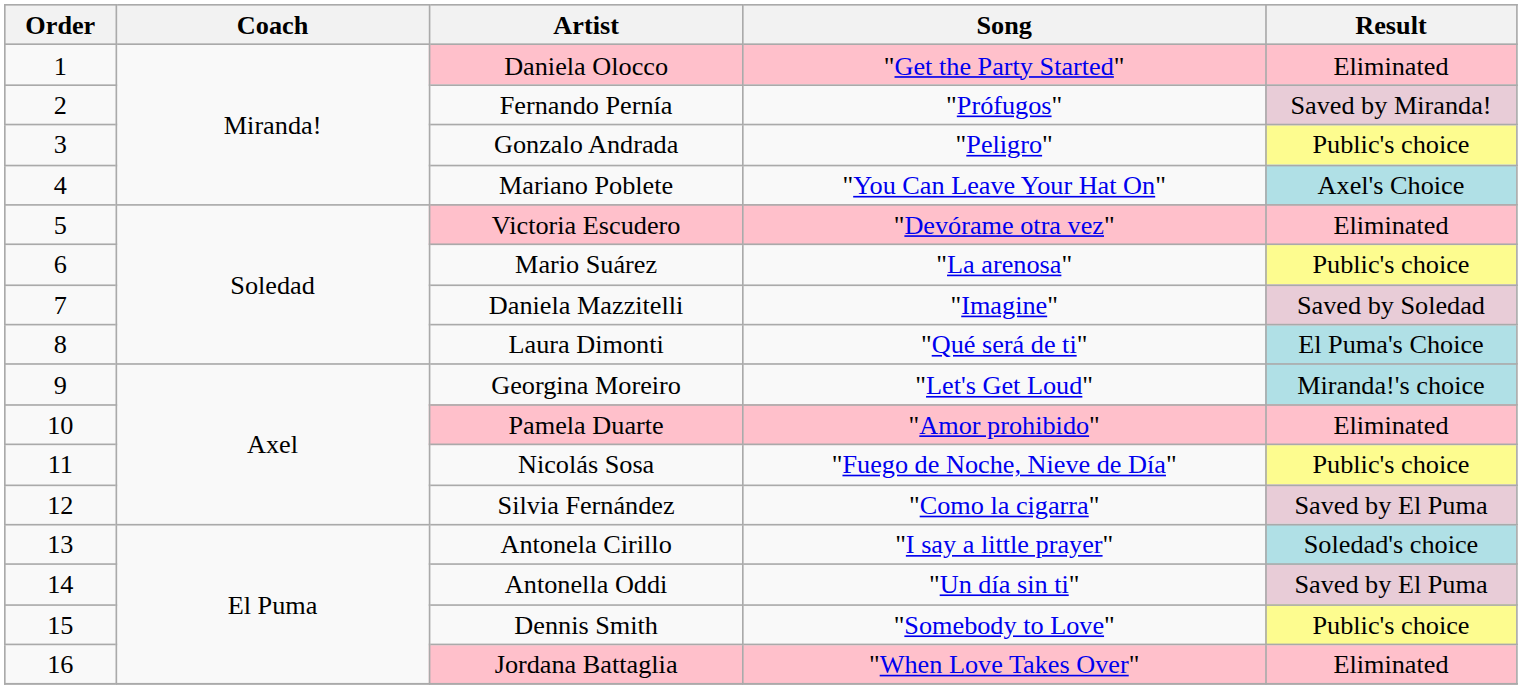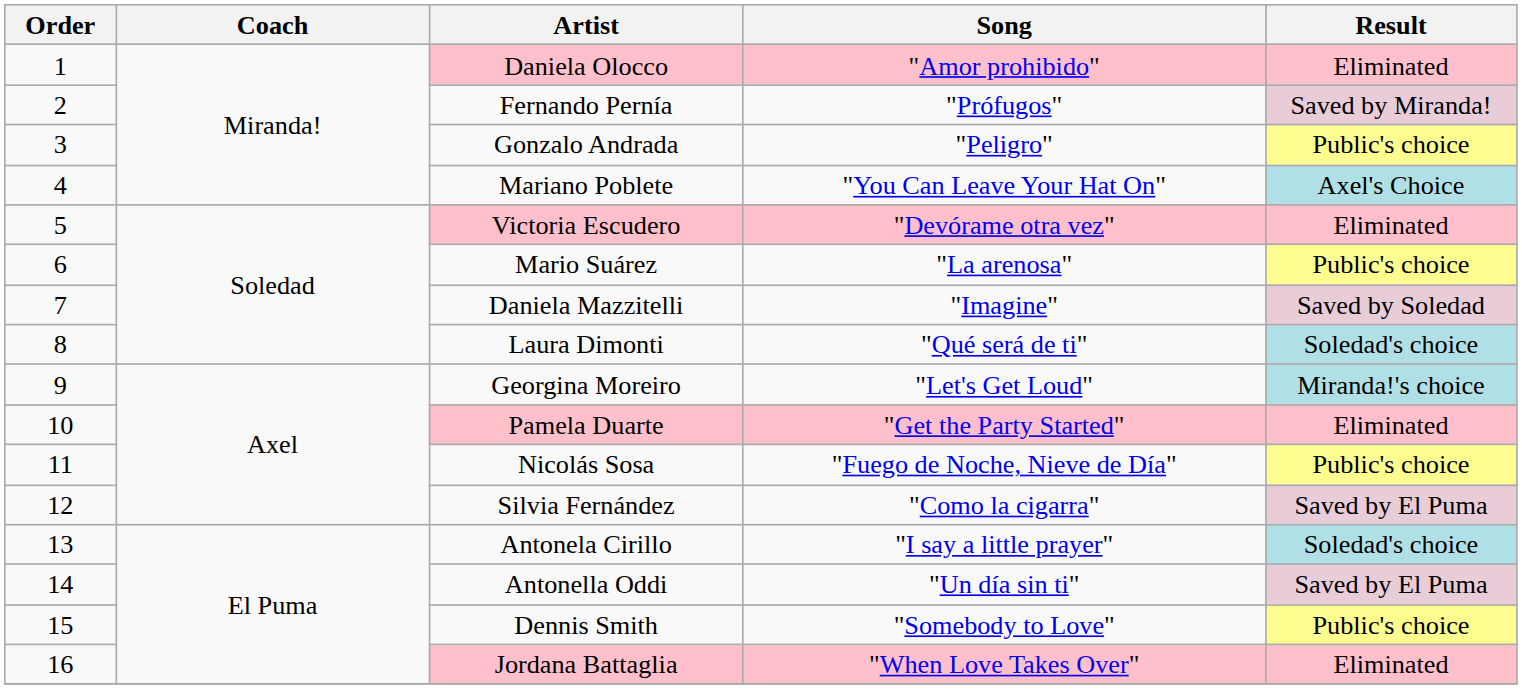(1004, 65) "Get the Party Started" -> (1004, 65) "Amor prohibido"
(1391, 345) El Puma's Choice -> (1391, 345) Soledad's choice
(1004, 425) "Amor prohibido" -> (1004, 425) "Get the Party Started"
